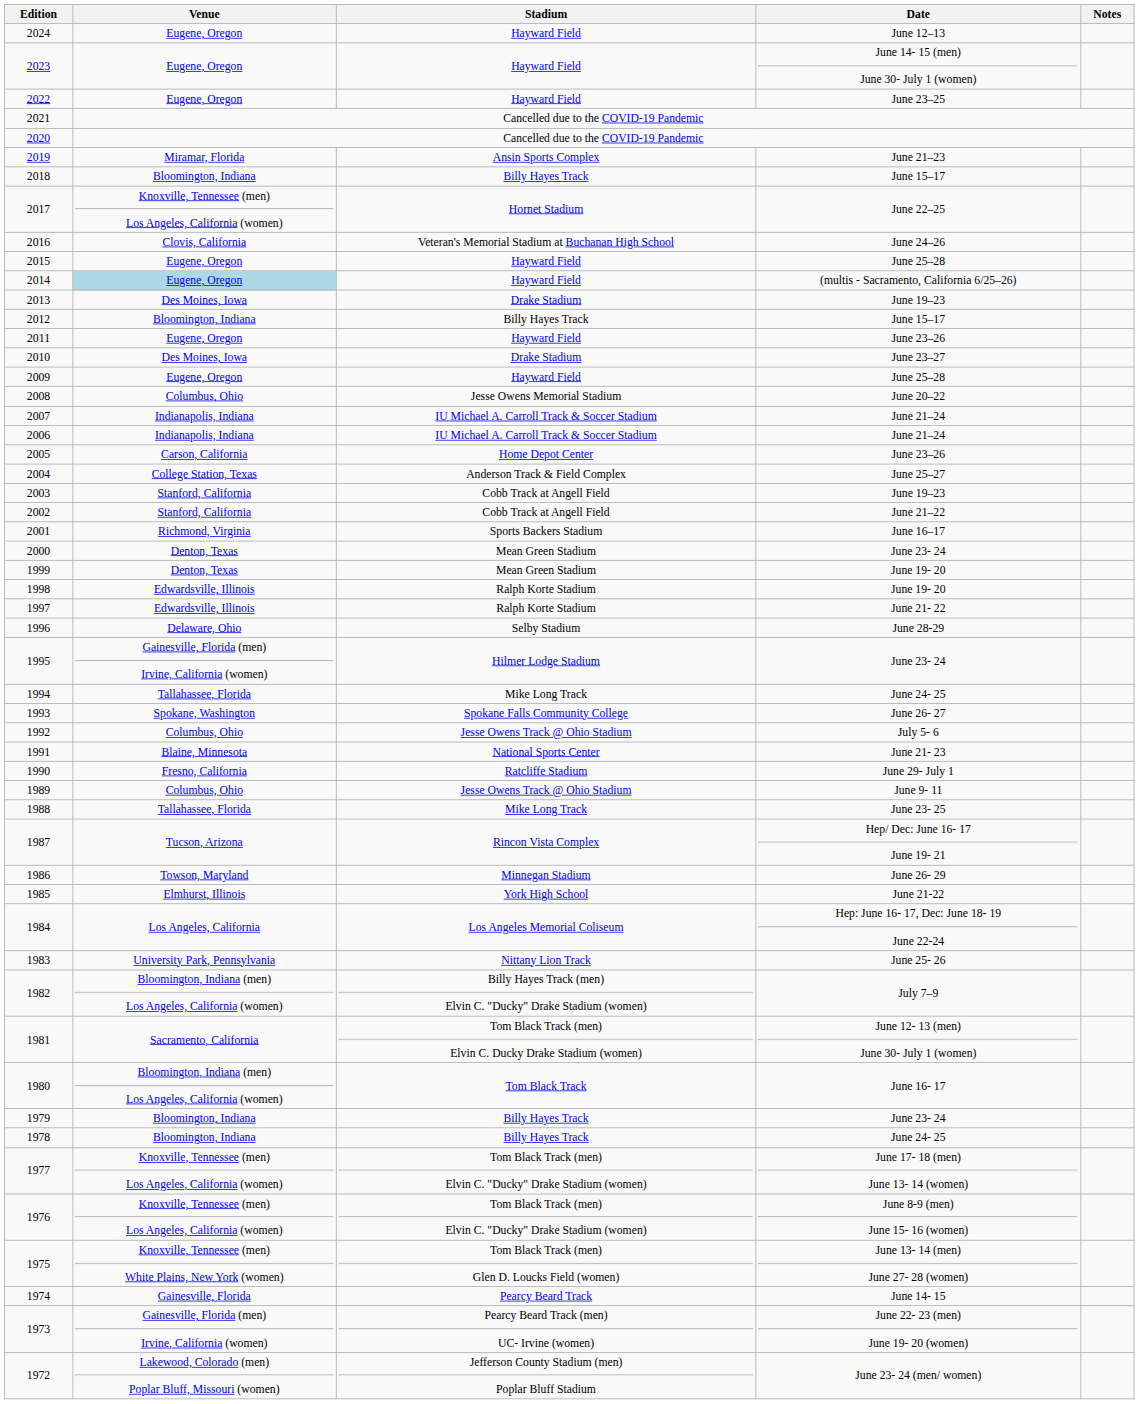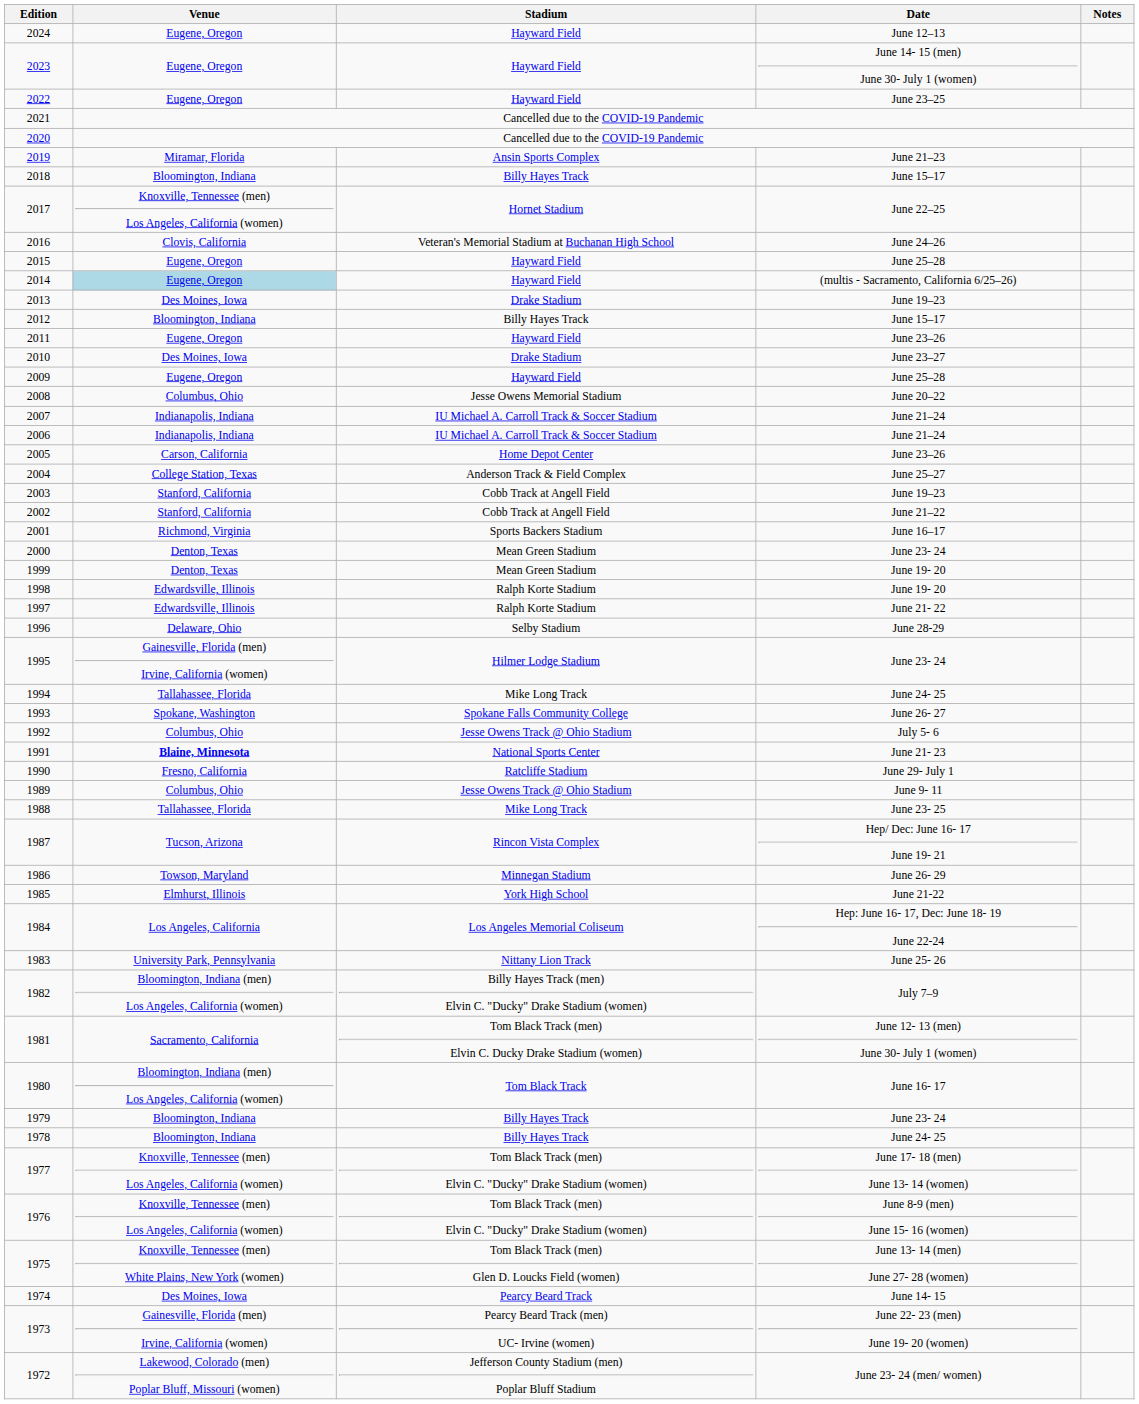(204, 751) normal -> (204, 751) bold
(204, 1296) Gainesville, Florida -> (204, 1296) Des Moines, Iowa
